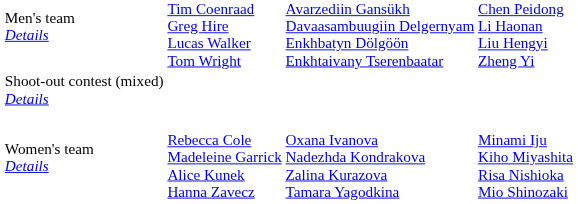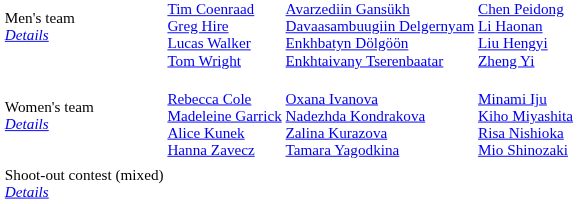rows swapped: (49, 157) <-> (84, 90)
